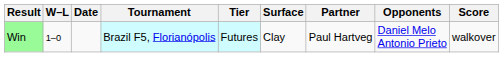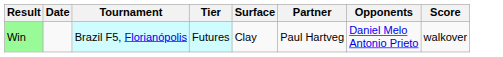- column: (57, 13)
